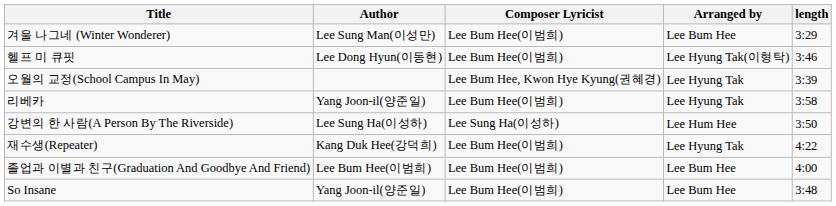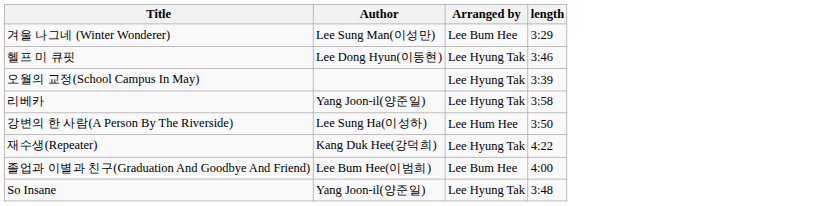- column: (554, 14)
(728, 57) Lee Hyung Tak(이형탁) -> (487, 57) Lee Hyung Tak
(701, 190) Lee Bum Hee -> (487, 190) Lee Hyung Tak
